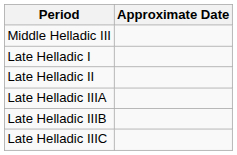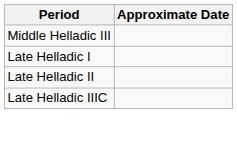- row: (57, 98)
- row: (57, 118)
